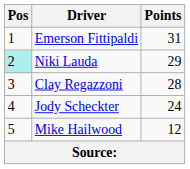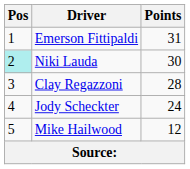(174, 61) 29 -> (174, 61) 30
